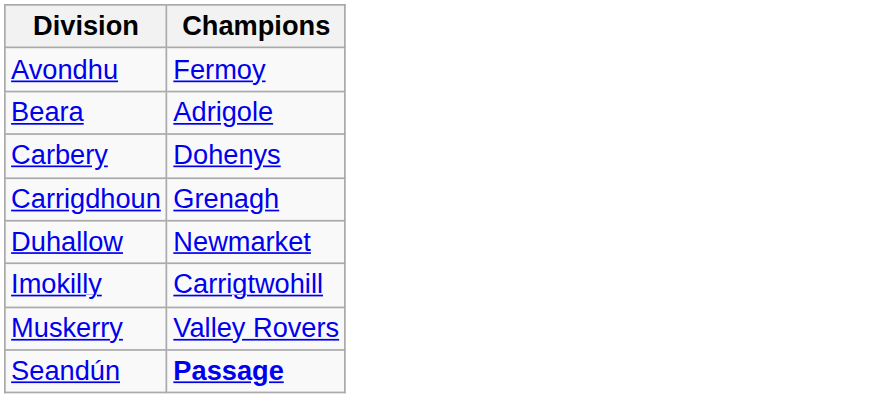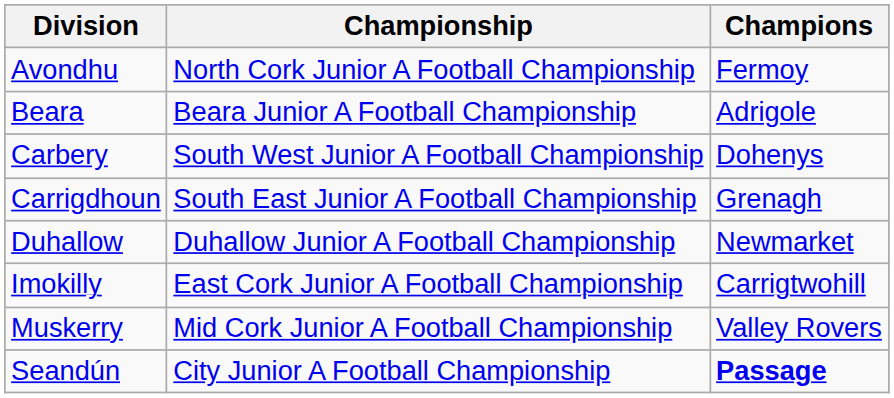+ column: (438, 26)
